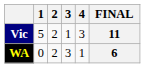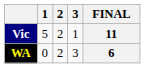- column: (82, 14)
